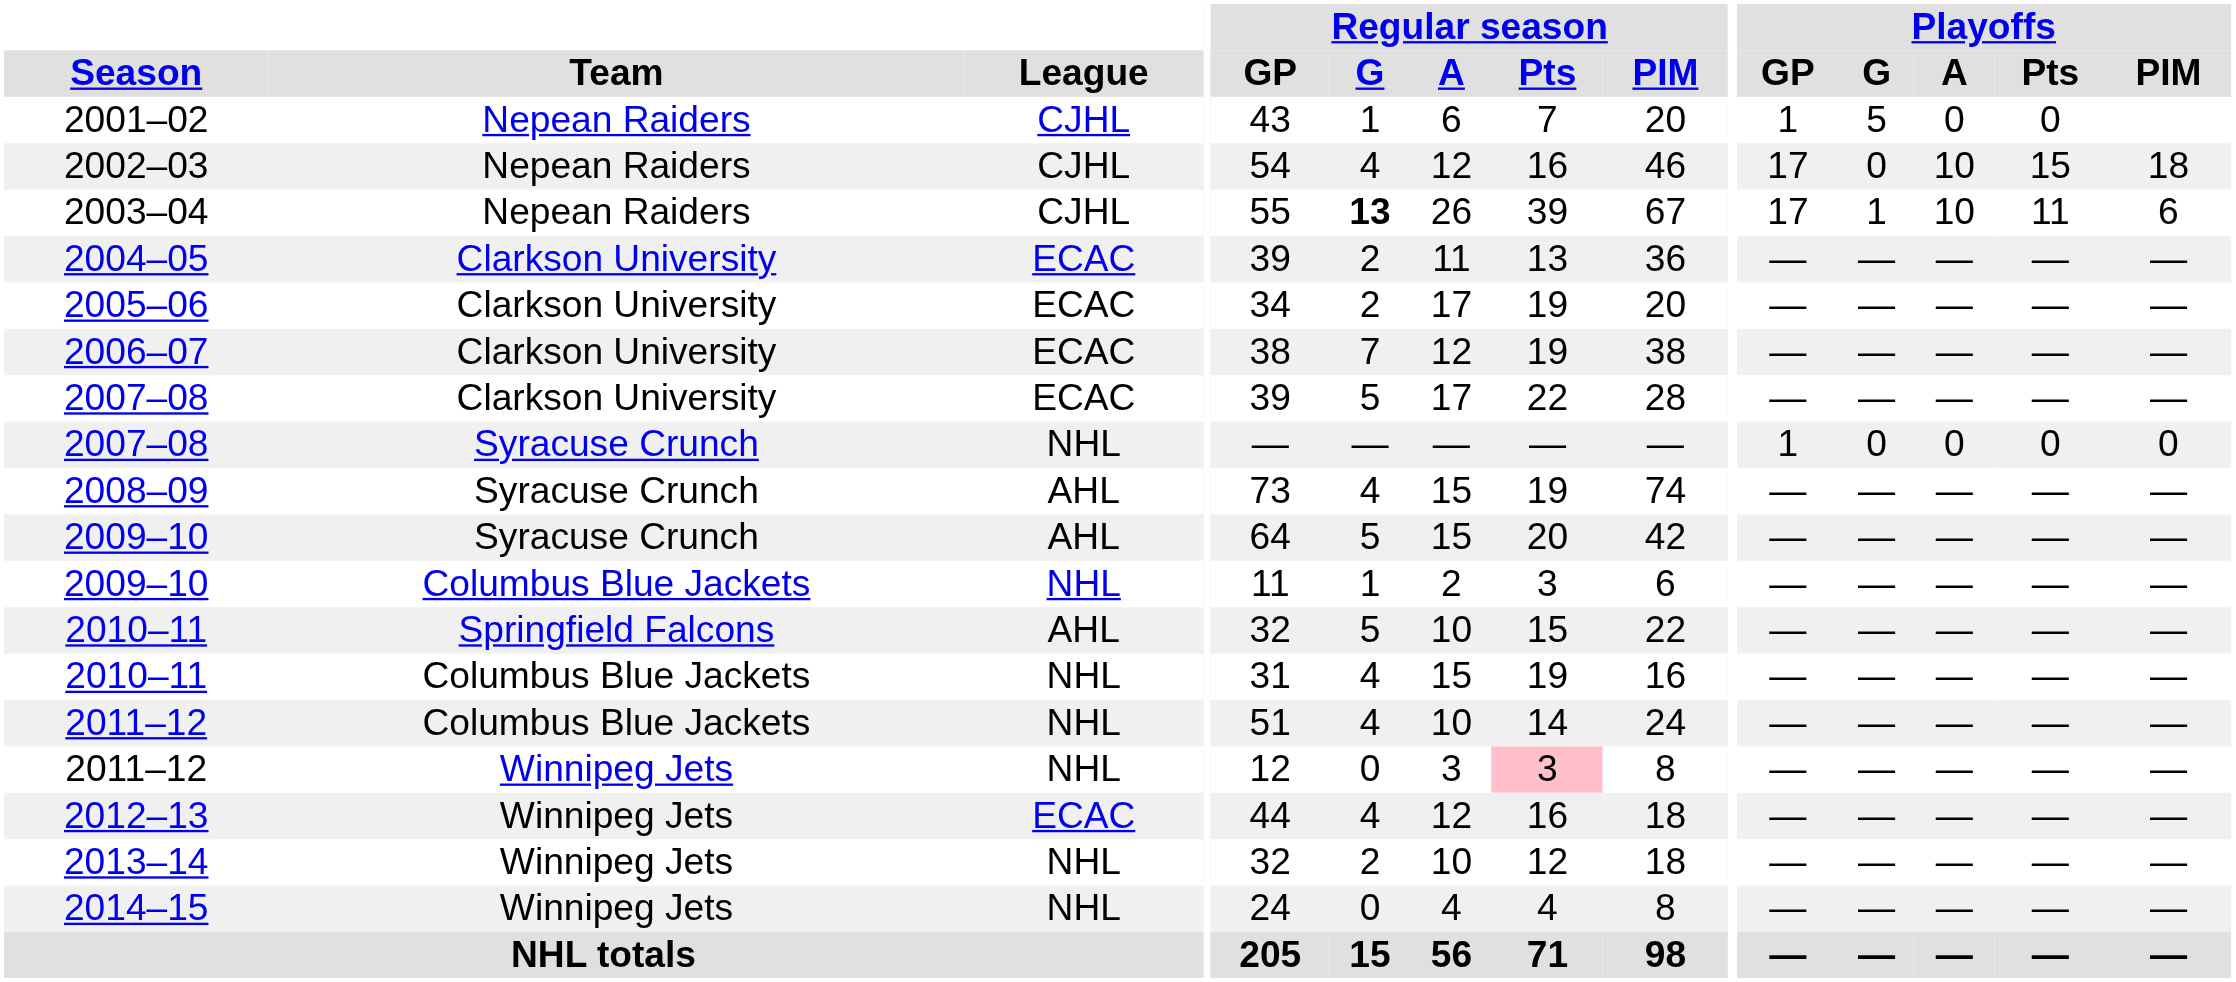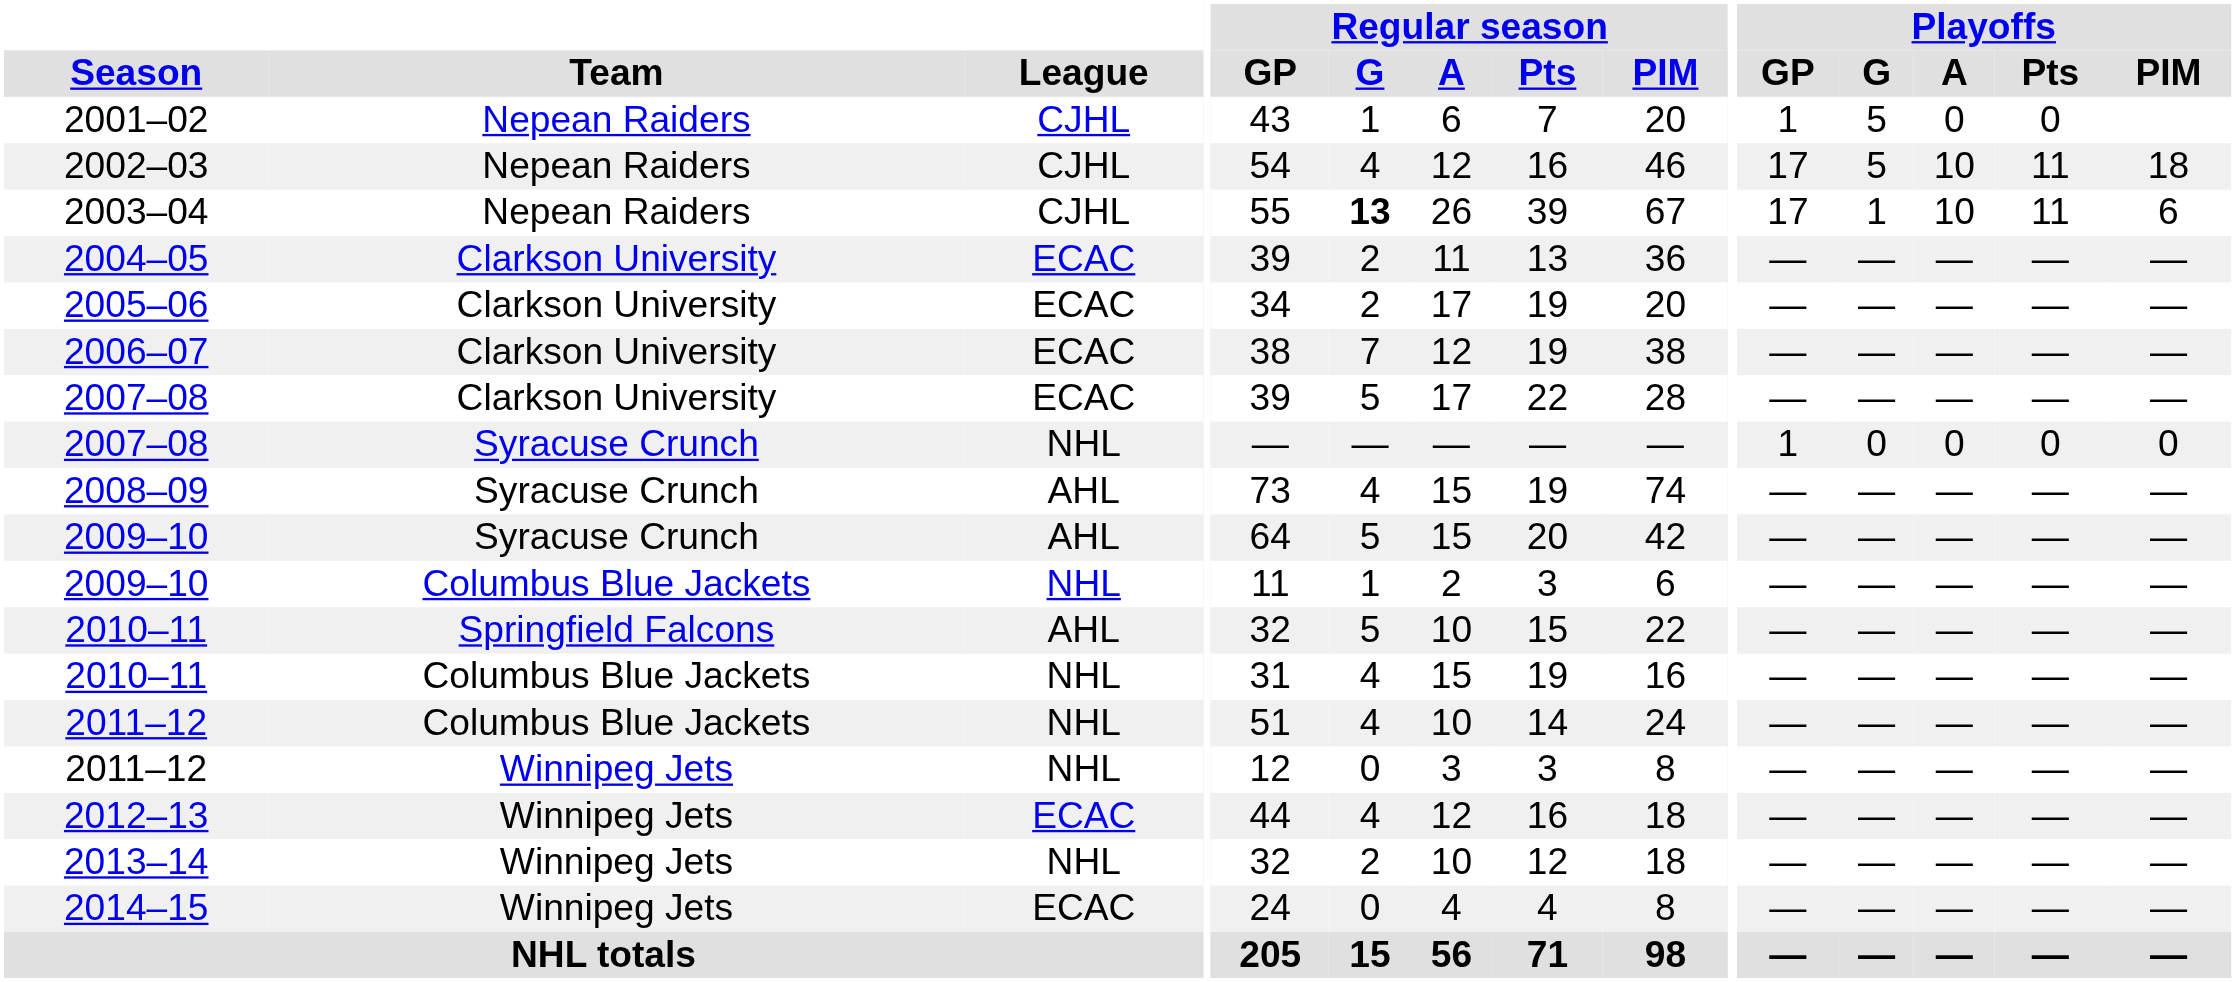(1877, 165) 0 -> (1877, 165) 5
(2050, 165) 15 -> (2050, 165) 11
(1547, 768) pink background -> (1547, 768) no background
(1084, 908) NHL -> (1084, 908) ECAC
